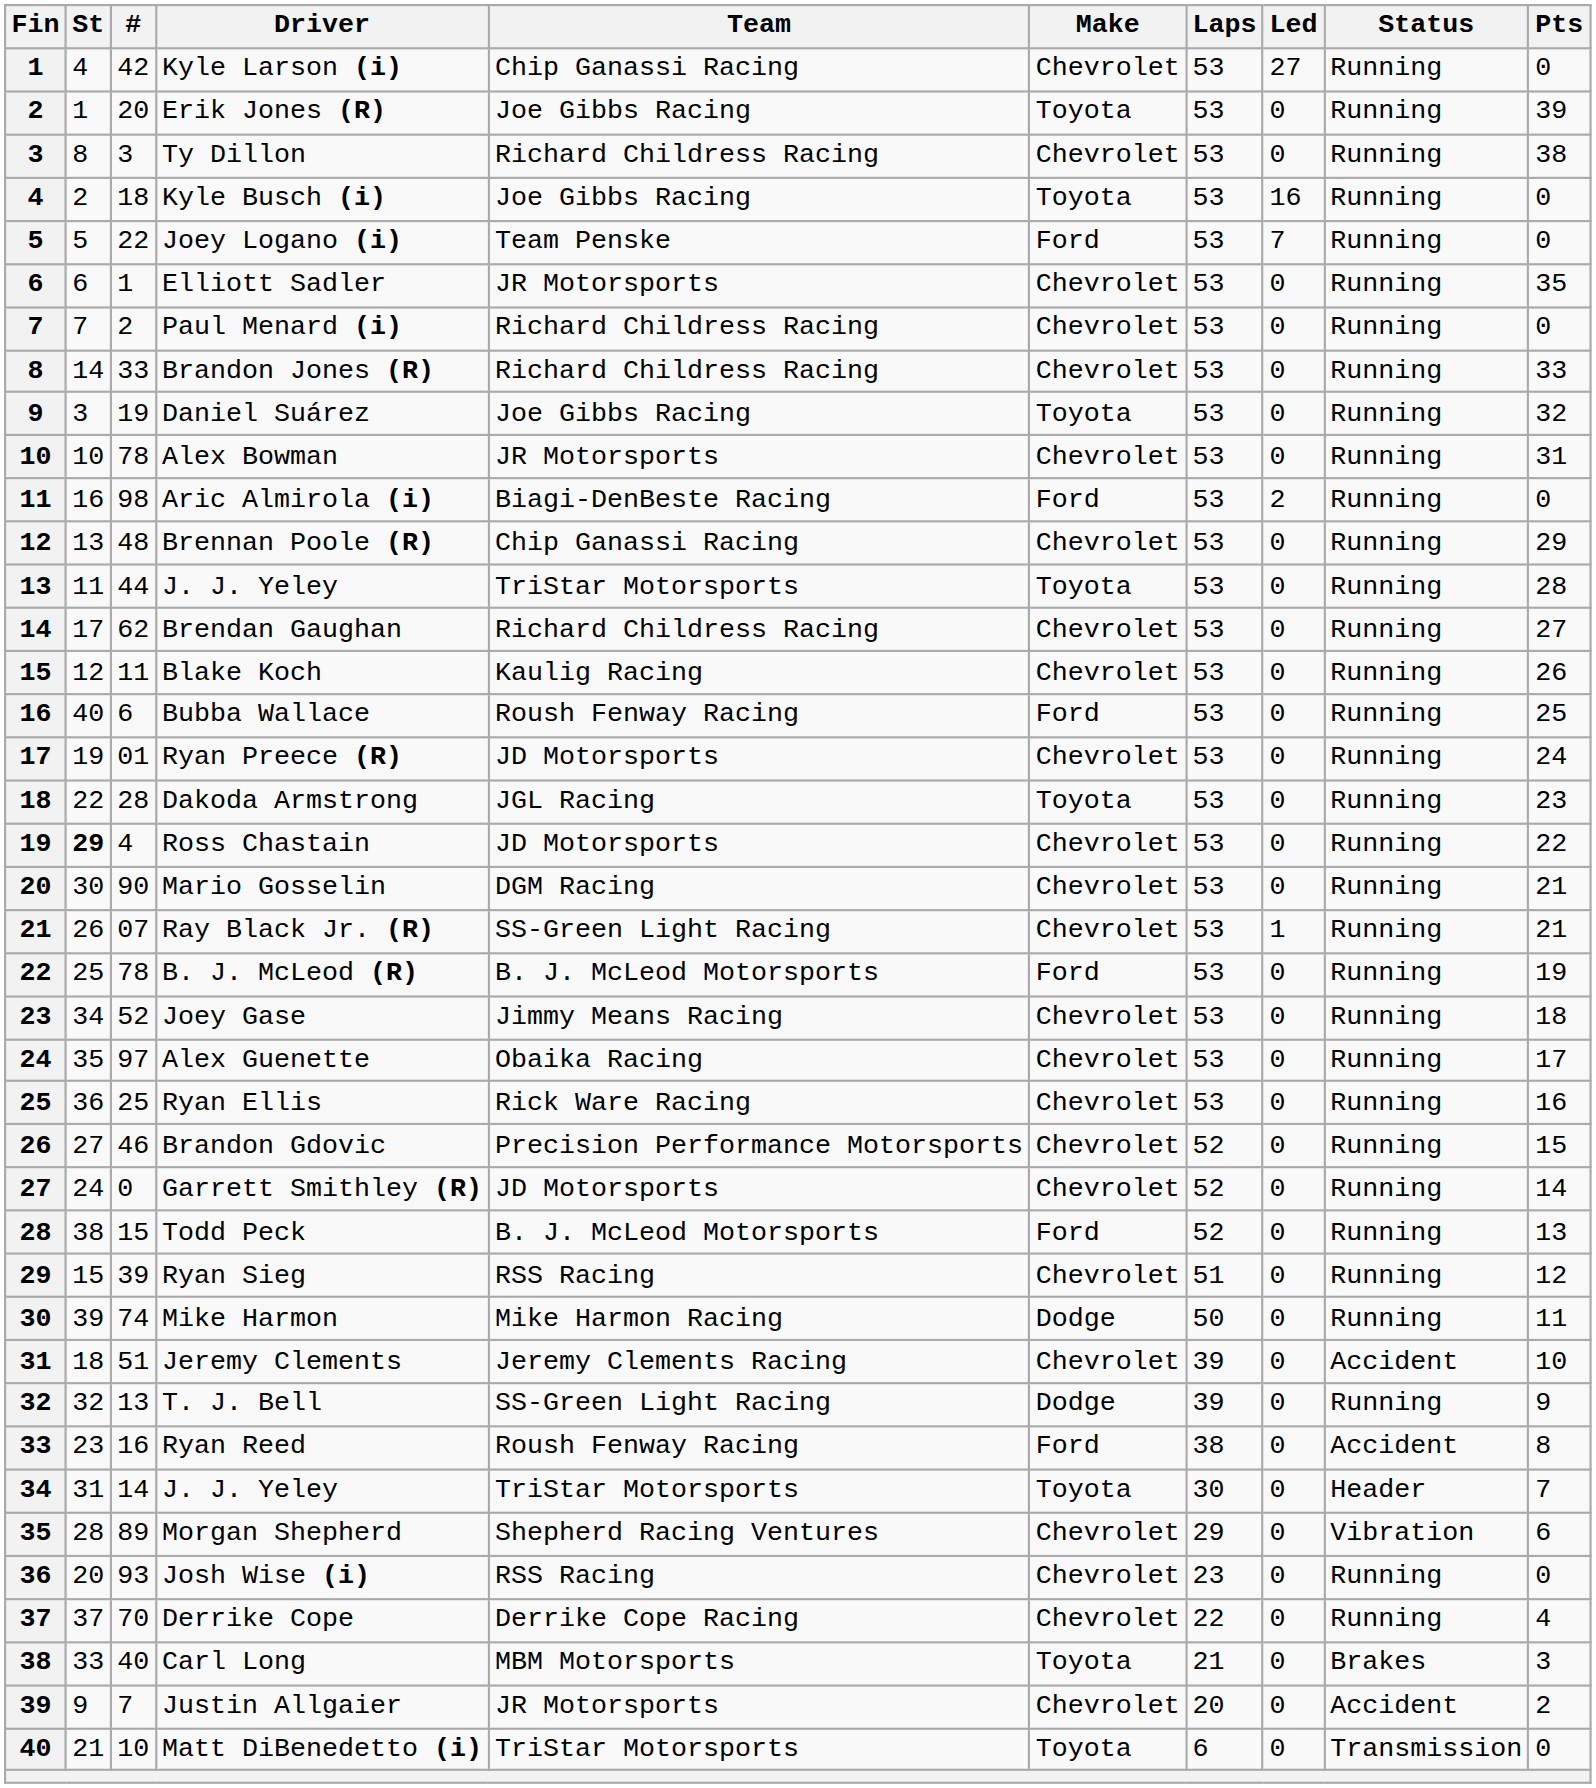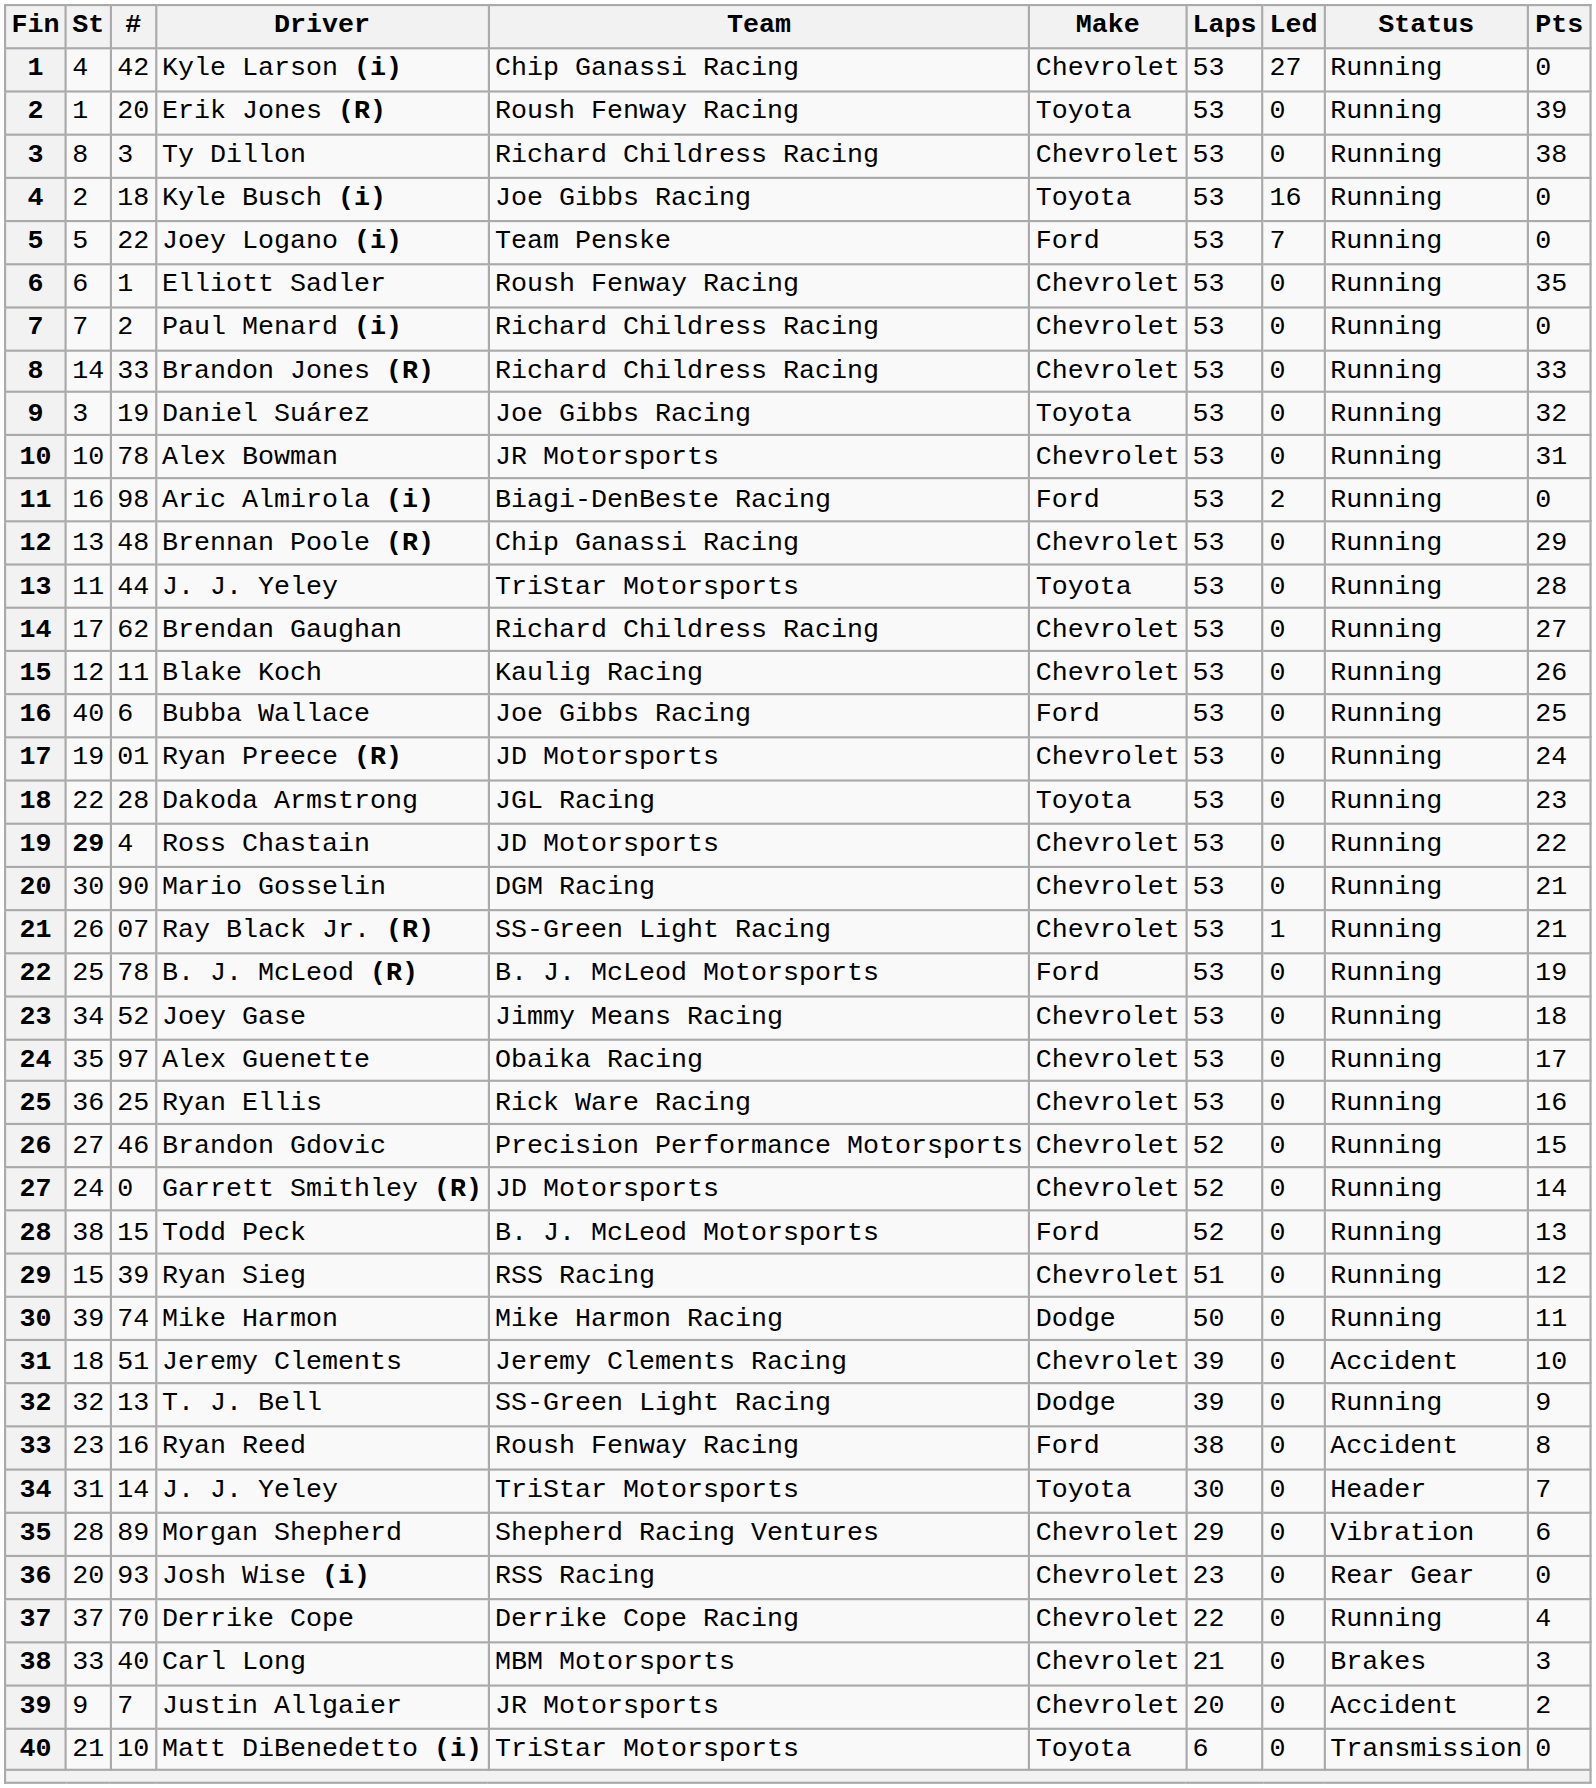(623, 113) Joe Gibbs Racing -> (647, 113) Roush Fenway Racing
(607, 285) JR Motorsports -> (647, 285) Roush Fenway Racing
(647, 716) Roush Fenway Racing -> (623, 716) Joe Gibbs Racing
(1386, 1577) Running -> (1402, 1577) Rear Gear
(1084, 1663) Toyota -> (1108, 1663) Chevrolet
